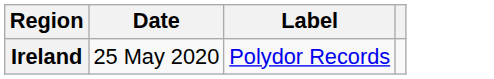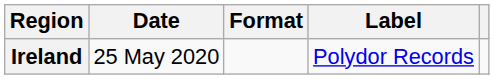+ column: (266, 21)
